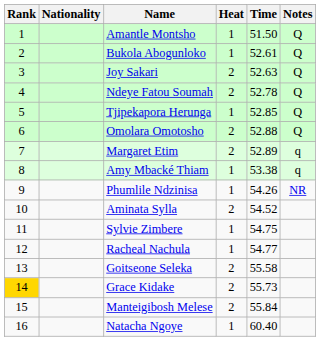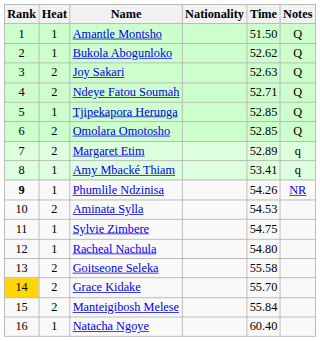columns swapped: (231, 14) <-> (71, 14)
(264, 53) 52.61 -> (264, 53) 52.62
(264, 92) 52.78 -> (264, 92) 52.71
(264, 131) 52.88 -> (264, 131) 52.85
(264, 170) 53.38 -> (264, 170) 53.41
(22, 190) normal -> (22, 190) bold
(264, 209) 54.52 -> (264, 209) 54.53
(264, 248) 54.77 -> (264, 248) 54.80
(264, 287) 55.73 -> (264, 287) 55.70
